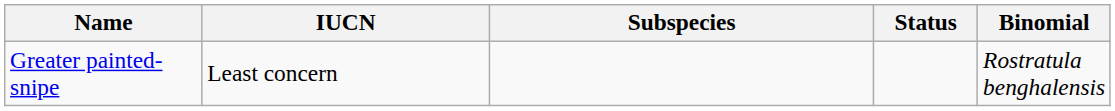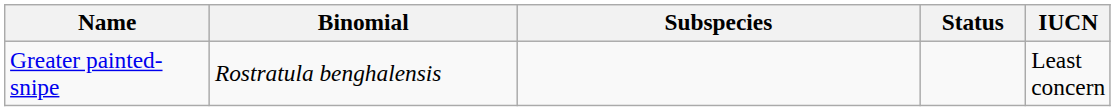columns swapped: (1044, 23) <-> (346, 23)
